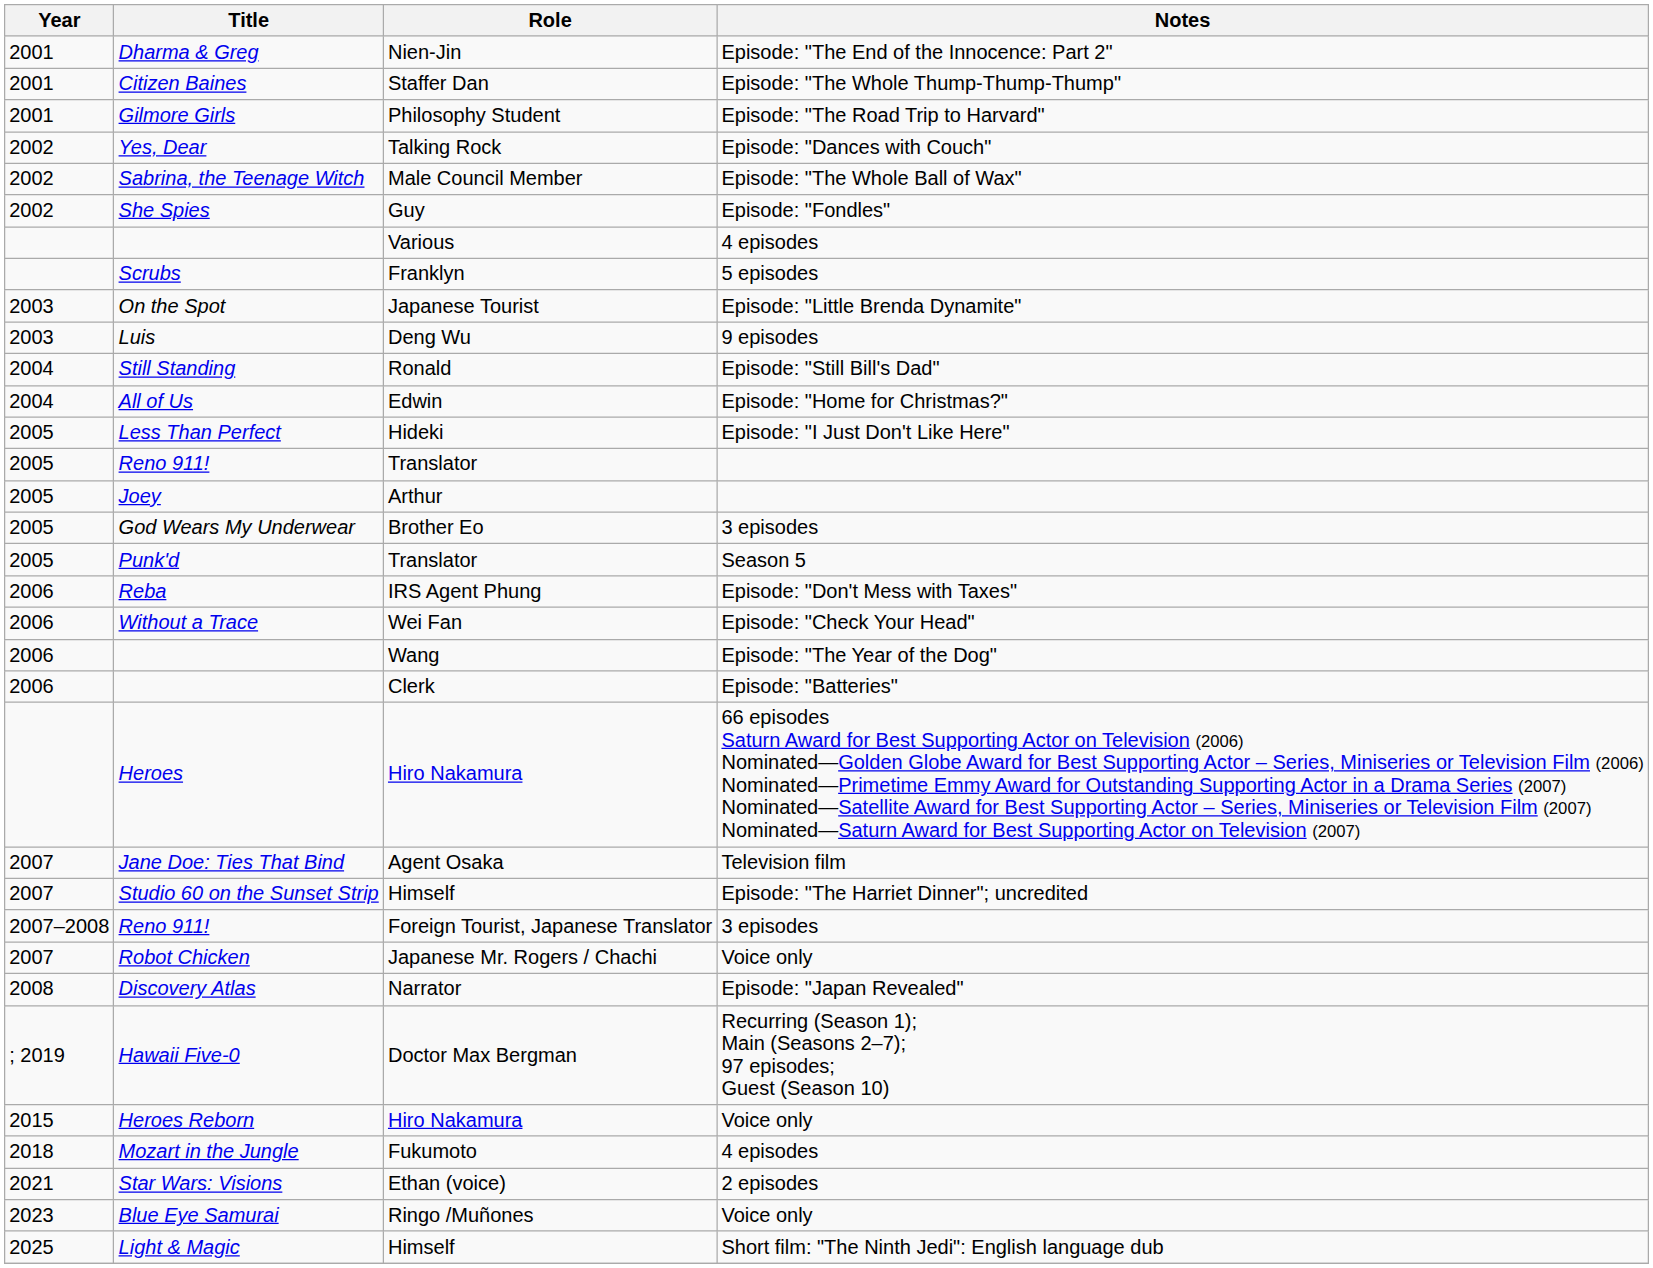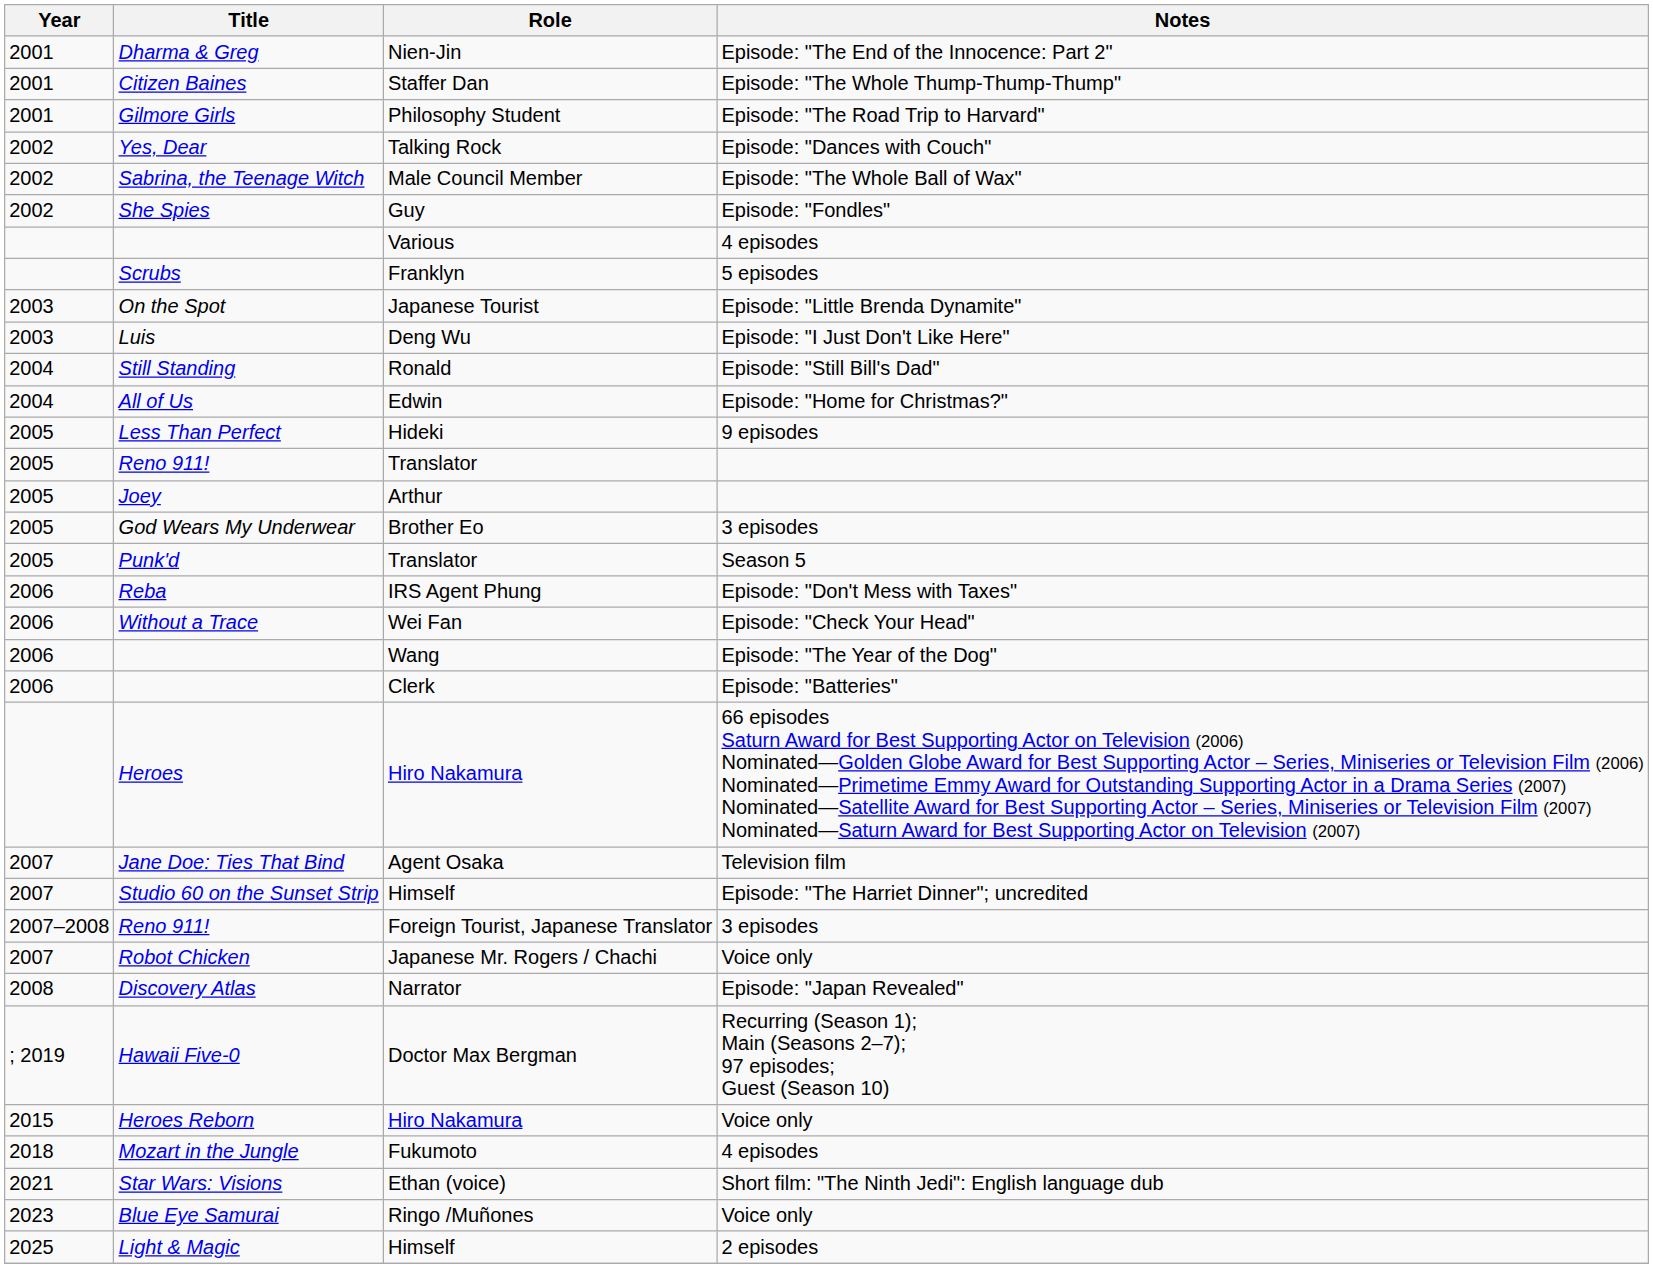(770, 337) 9 episodes -> (866, 337) Episode: "I Just Don't Like Here"
(866, 432) Episode: "I Just Don't Like Here" -> (770, 432) 9 episodes
(770, 1183) 2 episodes -> (943, 1183) Short film: "The Ninth Jedi": English language dub
(943, 1247) Short film: "The Ninth Jedi": English language dub -> (770, 1247) 2 episodes
